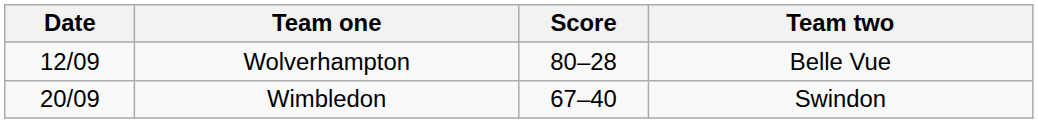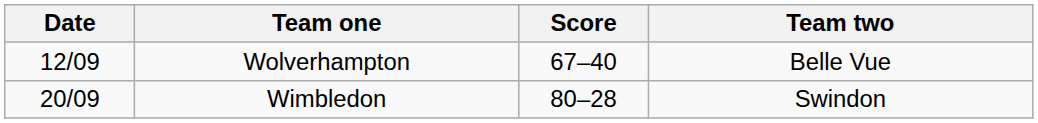(584, 61) 80–28 -> (584, 61) 67–40
(584, 99) 67–40 -> (584, 99) 80–28
